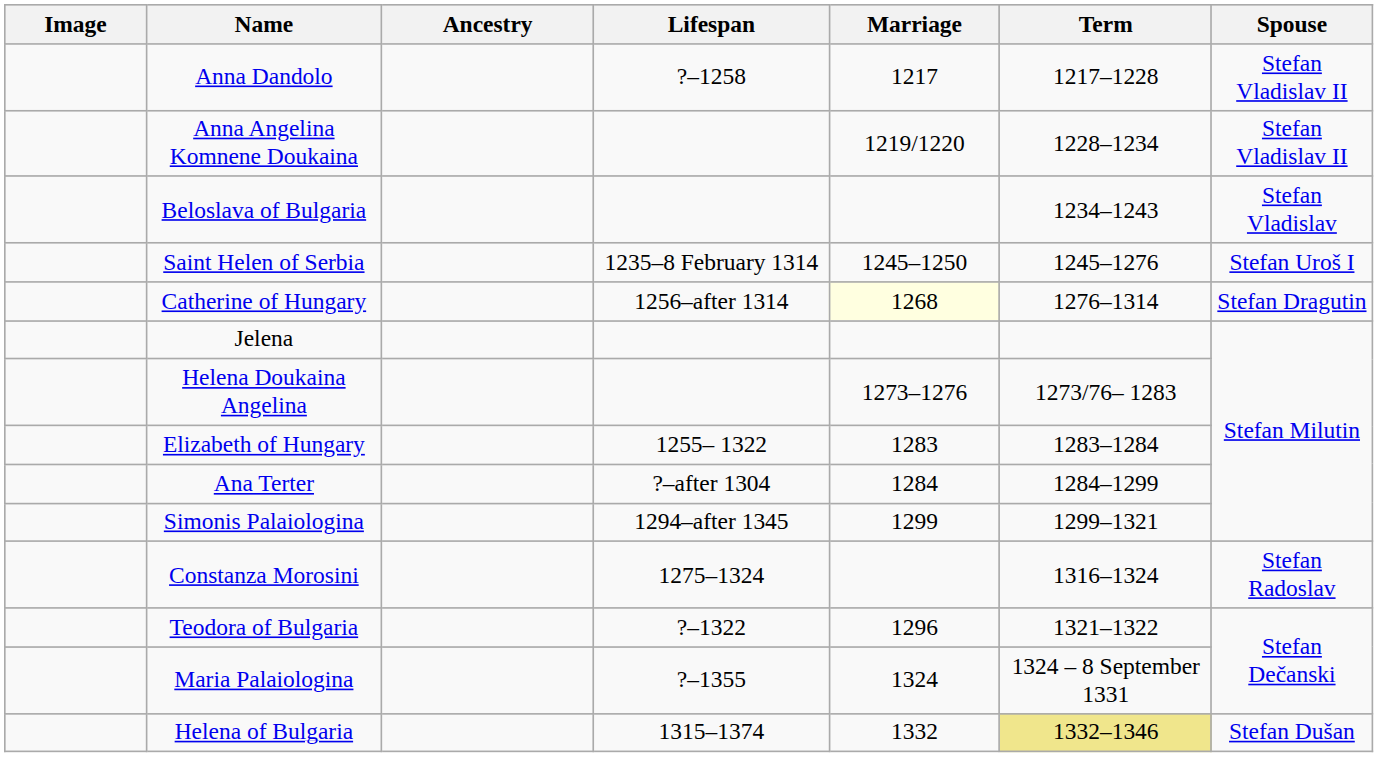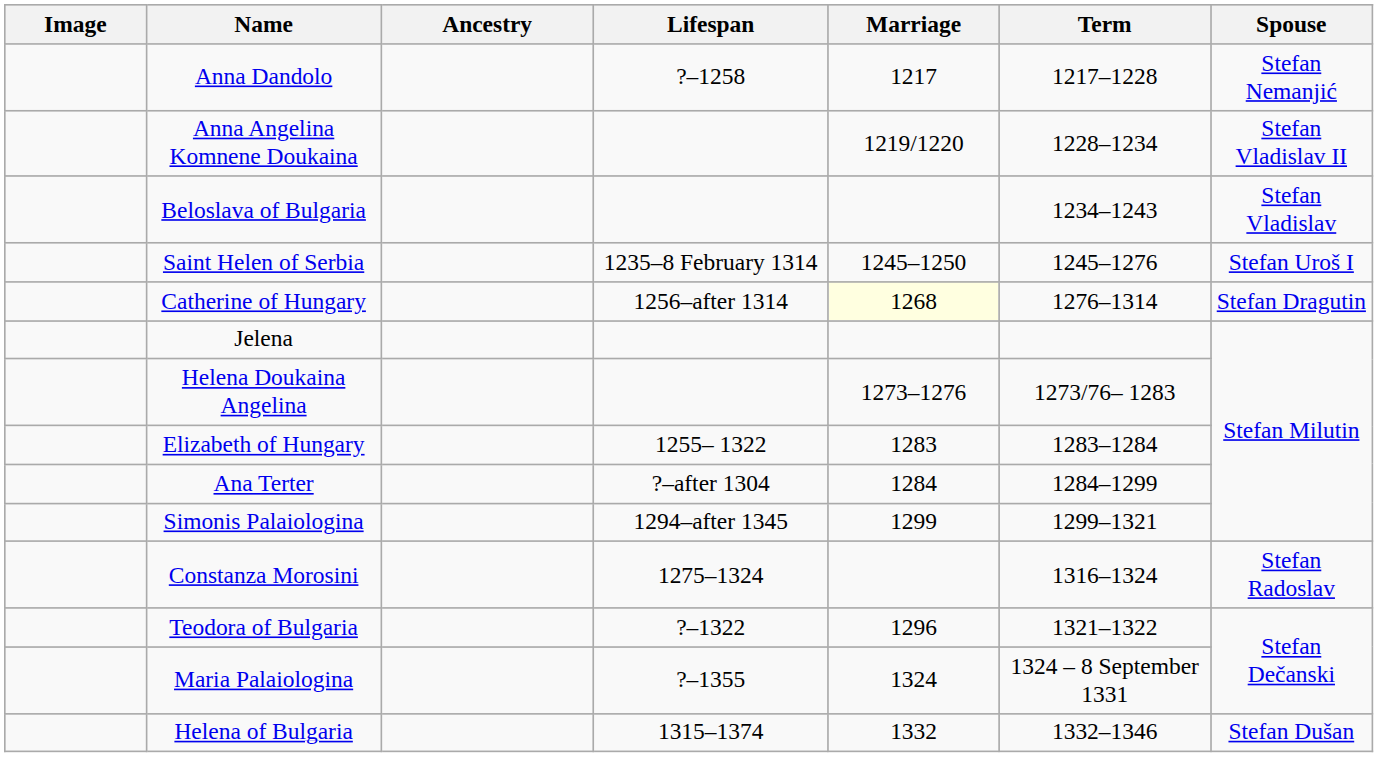(1292, 76) Stefan Vladislav II -> (1291, 76) Stefan Nemanjić
(1106, 732) khaki background -> (1105, 732) no background
